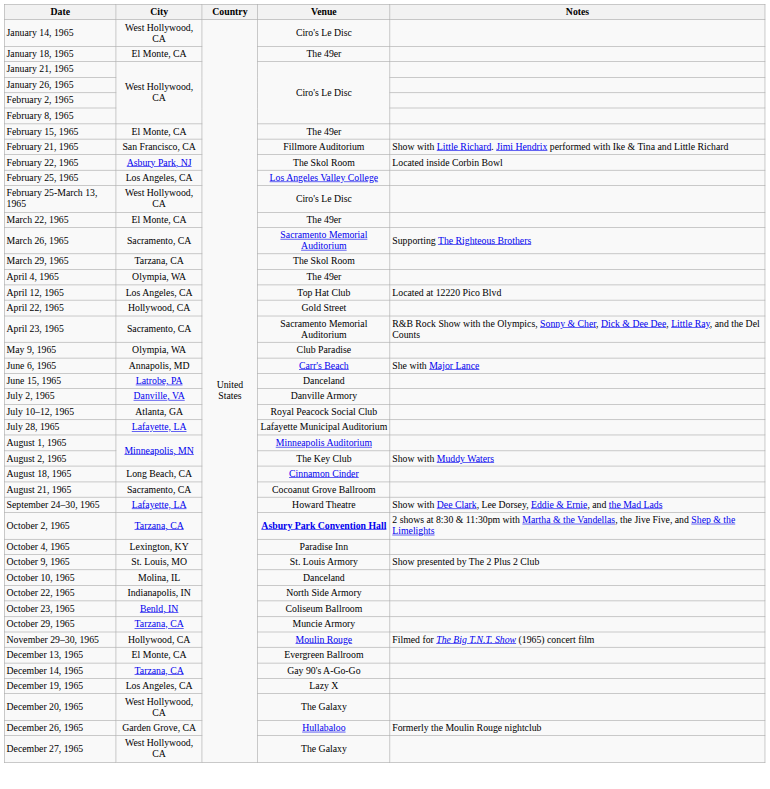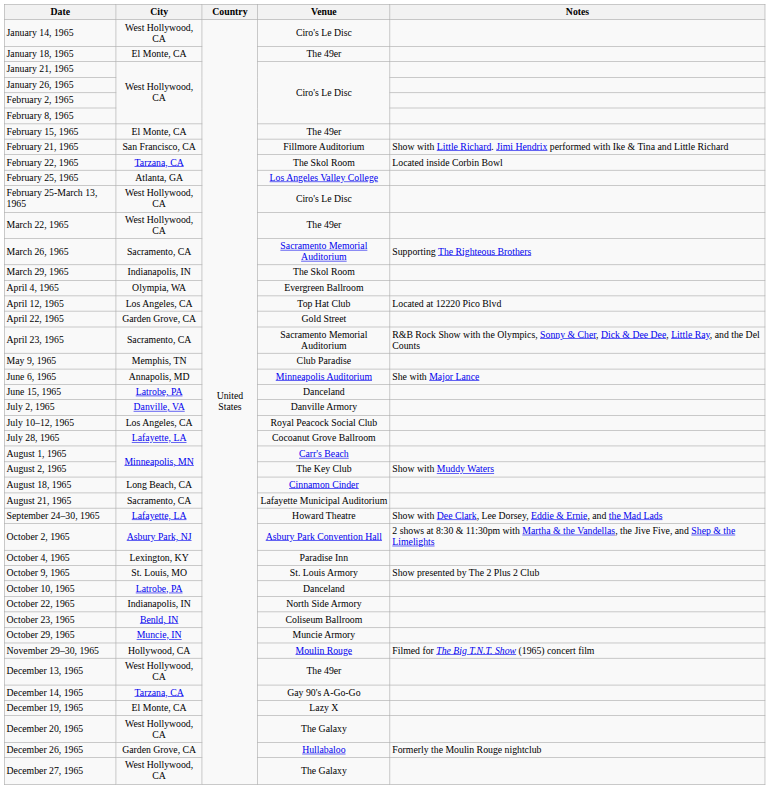(159, 162) Asbury Park, NJ -> (159, 162) Tarzana, CA
(159, 178) Los Angeles, CA -> (159, 178) Atlanta, GA
(159, 219) El Monte, CA -> (159, 225) West Hollywood, CA
(159, 261) Tarzana, CA -> (159, 272) Indianapolis, IN
(324, 277) The 49er -> (324, 288) Evergreen Ballroom
(159, 308) Hollywood, CA -> (159, 319) Garden Grove, CA
(159, 350) Olympia, WA -> (159, 361) Memphis, TN
(324, 365) Carr's Beach -> (324, 376) Minneapolis Auditorium
(159, 412) Atlanta, GA -> (159, 423) Los Angeles, CA
(324, 427) Lafayette Municipal Auditorium -> (324, 438) Cocoanut Grove Ballroom
(324, 443) Minneapolis Auditorium -> (324, 454) Carr's Beach
(324, 489) Cocoanut Grove Ballroom -> (324, 500) Lafayette Municipal Auditorium
(159, 526) Tarzana, CA -> (159, 536) Asbury Park, NJ
(324, 526) bold -> (324, 536) normal
(159, 577) Molina, IL -> (159, 588) Latrobe, PA
(159, 624) Tarzana, CA -> (159, 635) Muncie, IN
(159, 655) El Monte, CA -> (159, 671) West Hollywood, CA
(324, 655) Evergreen Ballroom -> (324, 671) The 49er
(159, 686) Los Angeles, CA -> (159, 708) El Monte, CA
